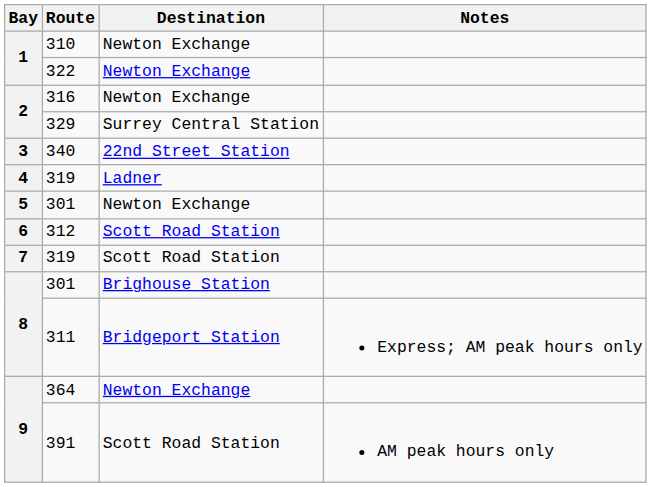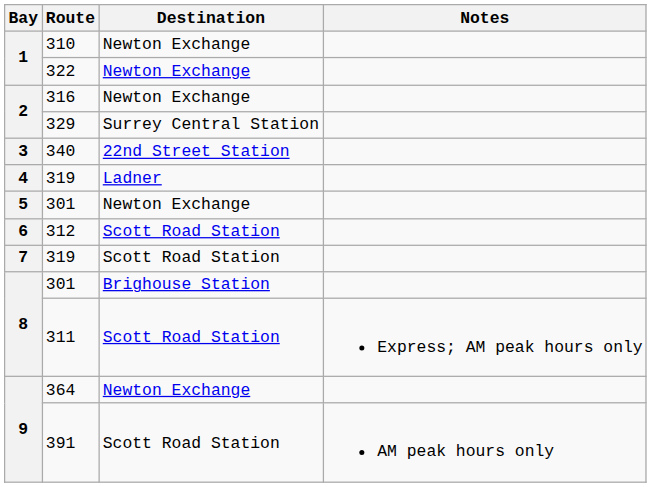(191, 337) Bridgeport Station -> (191, 337) Scott Road Station
